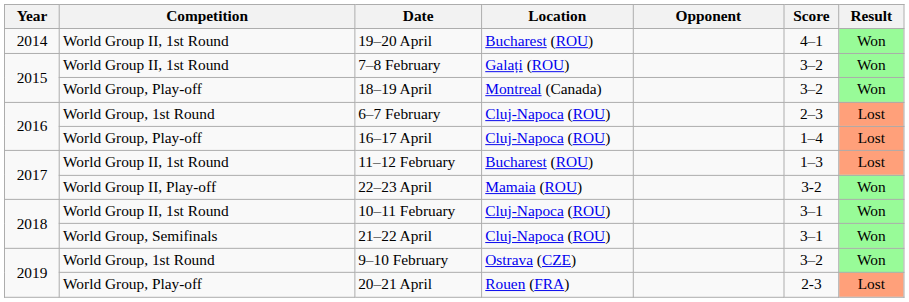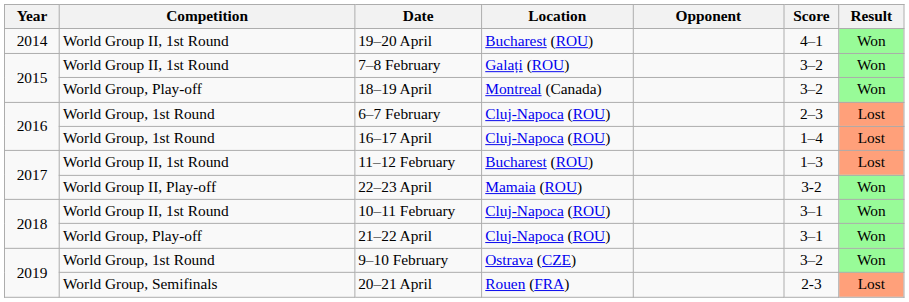(133, 138) World Group, Play-off -> (139, 138) World Group, 1st Round
(140, 235) World Group, Semifinals -> (133, 235) World Group, Play-off
(133, 284) World Group, Play-off -> (140, 284) World Group, Semifinals
